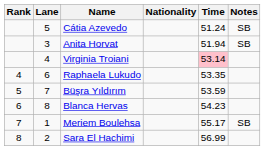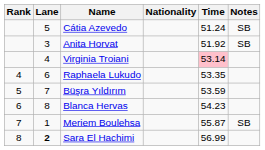(213, 43) 51.94 -> (213, 43) 51.92
(213, 122) 55.17 -> (213, 122) 55.87
(47, 138) normal -> (47, 138) bold
